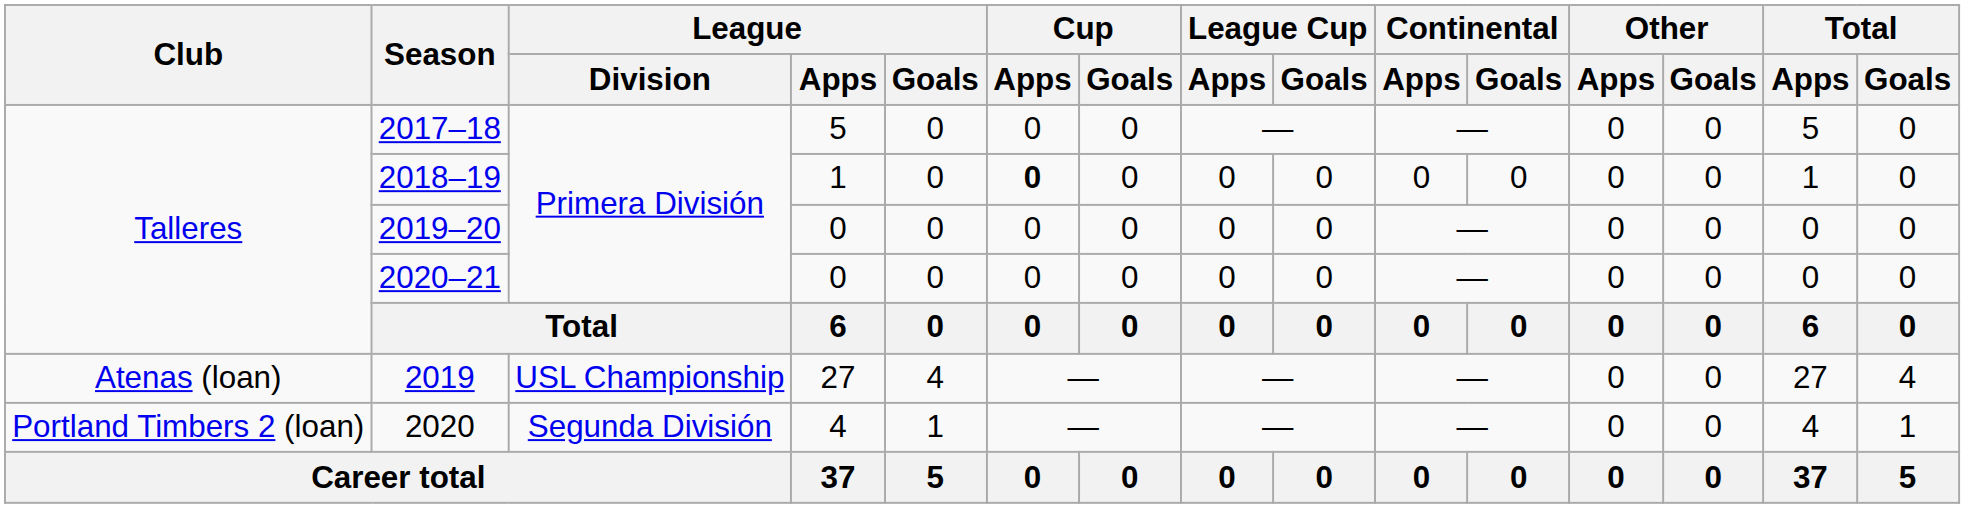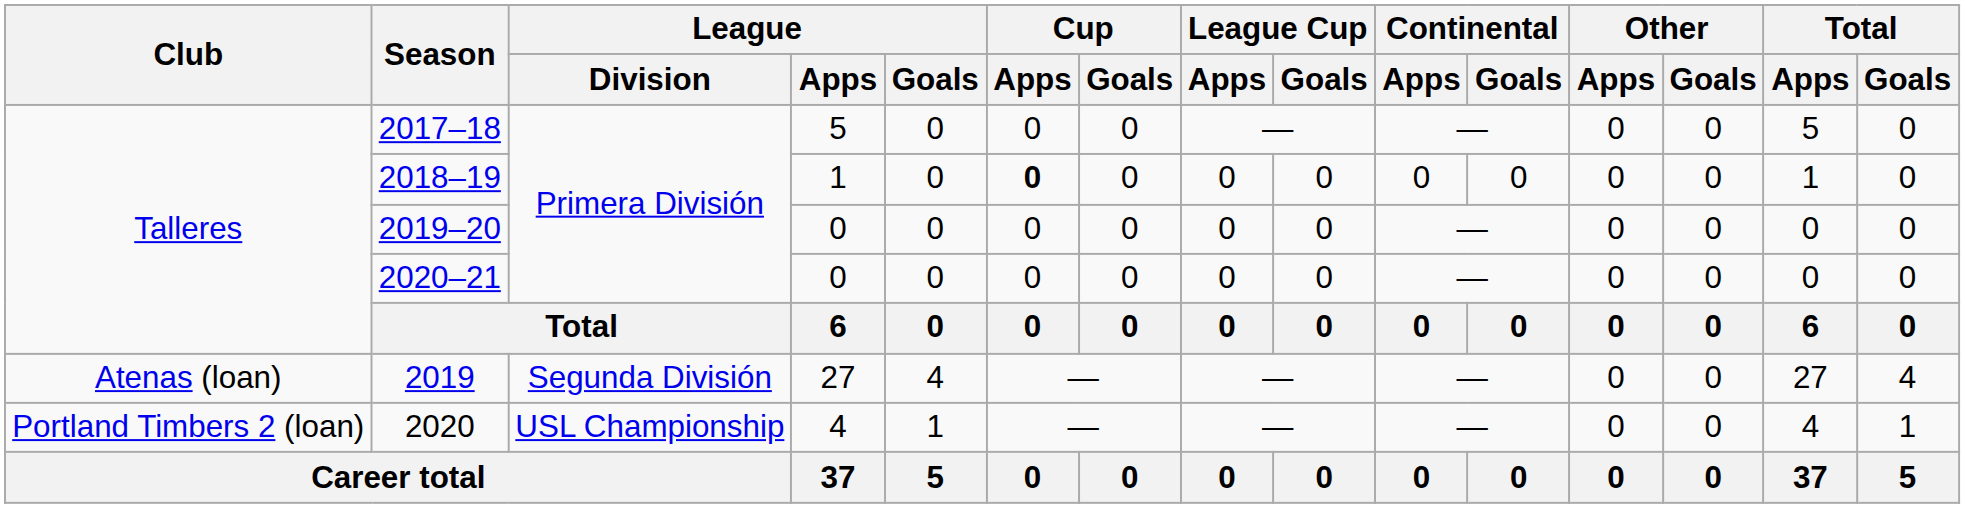(650, 377) USL Championship -> (650, 377) Segunda División
(650, 427) Segunda División -> (650, 427) USL Championship
